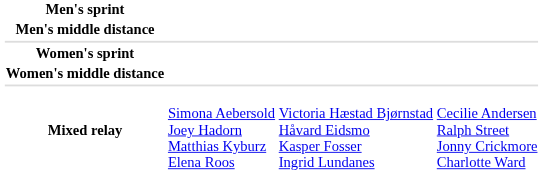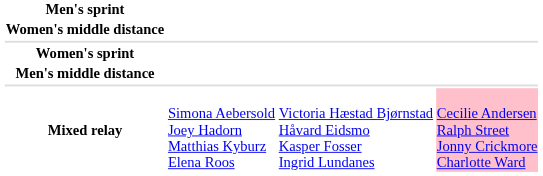rows swapped: (85, 29) <-> (85, 73)
(487, 138) no background -> (487, 138) pink background
